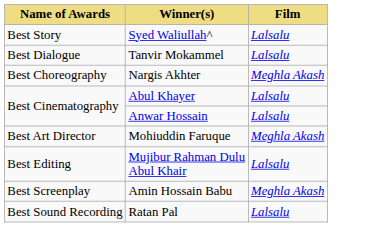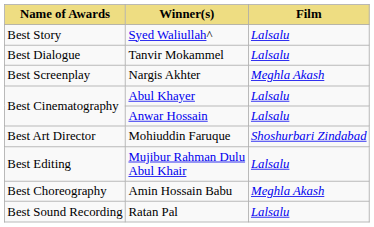(57, 75) Best Choreography -> (49, 75) Best Screenplay
(288, 136) Meghla Akash -> (309, 136) Shoshurbari Zindabad
(49, 191) Best Screenplay -> (57, 191) Best Choreography
